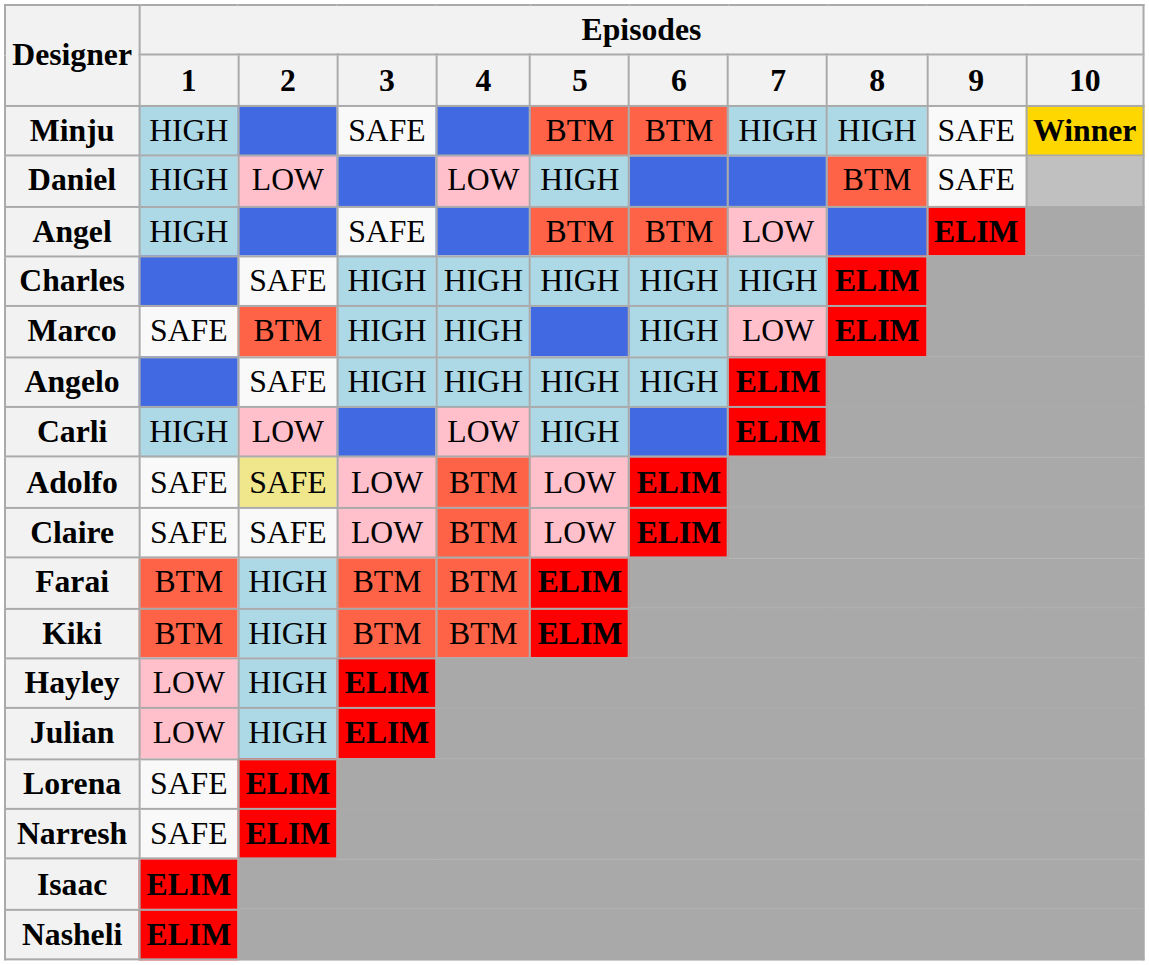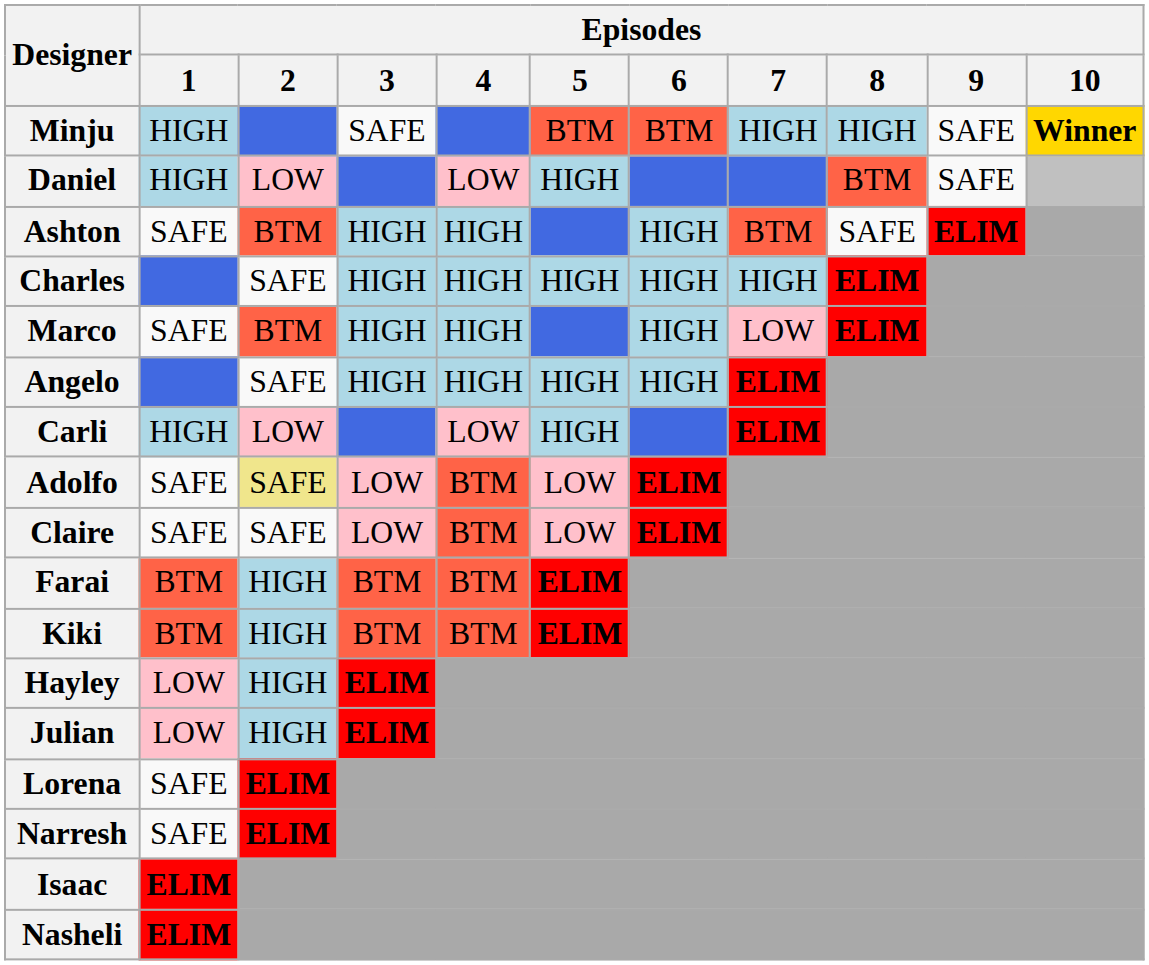- row: (72, 230)
+ row: (72, 230)
